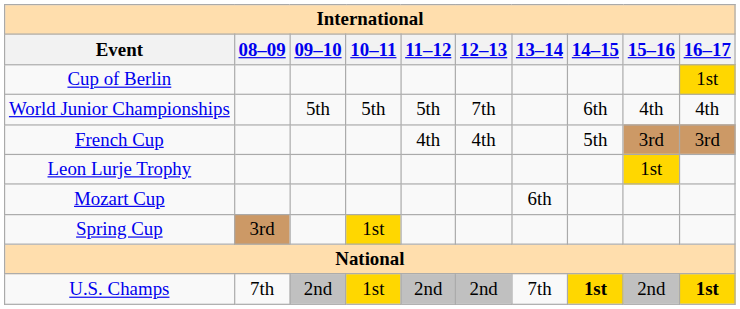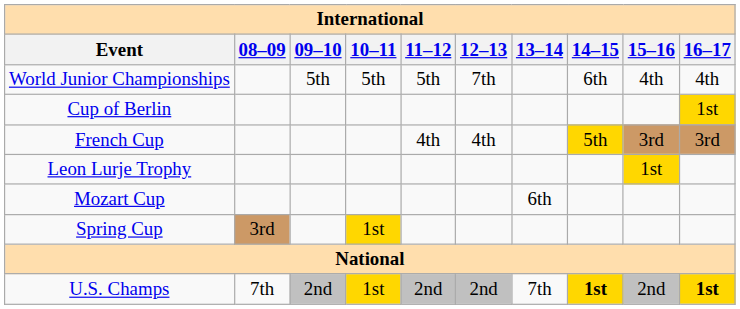rows swapped: (119, 109) <-> (119, 79)
(595, 139) no background -> (595, 139) gold background
